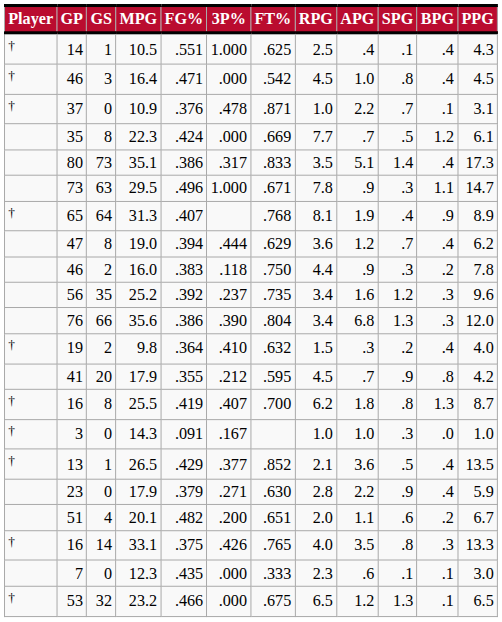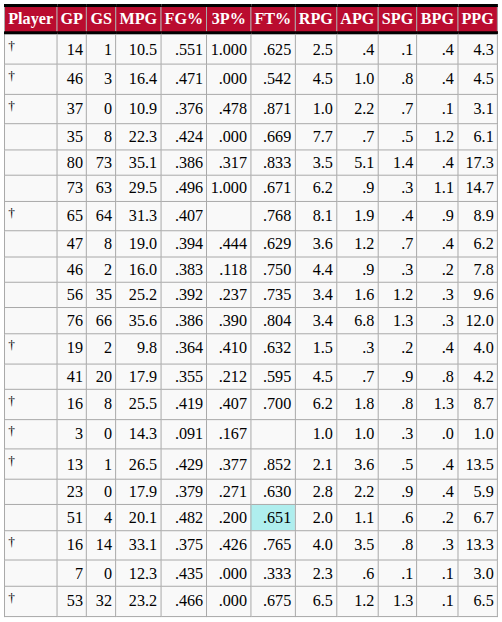(323, 188) 7.8 -> (323, 188) 6.2
(277, 517) no background -> (277, 517) paleturquoise background
